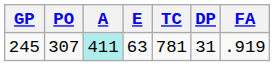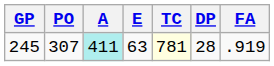(171, 47) no background -> (171, 47) lightyellow background
(206, 47) 31 -> (206, 47) 28
